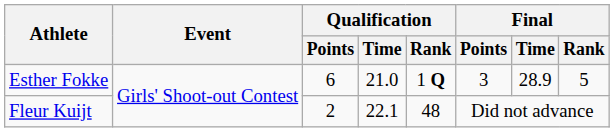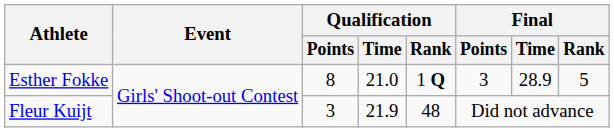(330, 80) 6 -> (330, 80) 8
(330, 111) 2 -> (330, 111) 3
(382, 111) 22.1 -> (382, 111) 21.9
